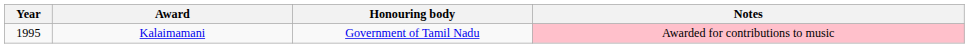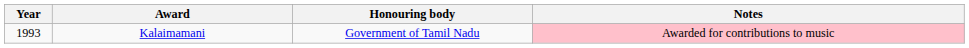(28, 33) 1995 -> (28, 33) 1993
